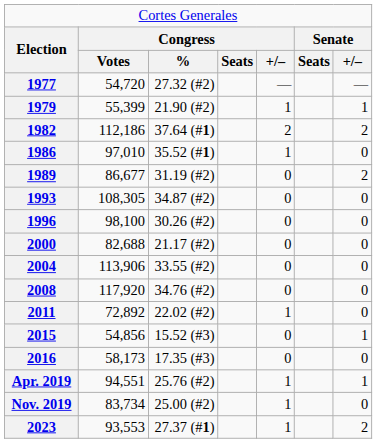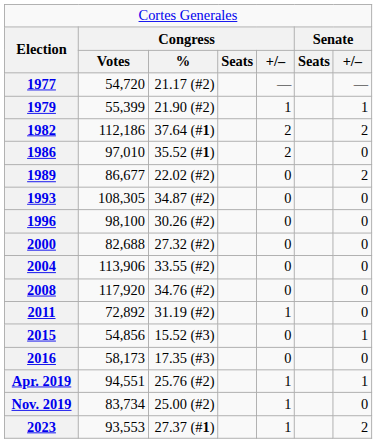(185, 84) 27.32 (#2) -> (185, 84) 21.17 (#2)
(288, 152) 1 -> (288, 152) 2
(185, 175) 31.19 (#2) -> (185, 175) 22.02 (#2)
(185, 244) 21.17 (#2) -> (185, 244) 27.32 (#2)
(185, 312) 22.02 (#2) -> (185, 312) 31.19 (#2)
